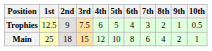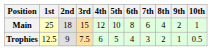rows swapped: (22, 38) <-> (22, 24)
